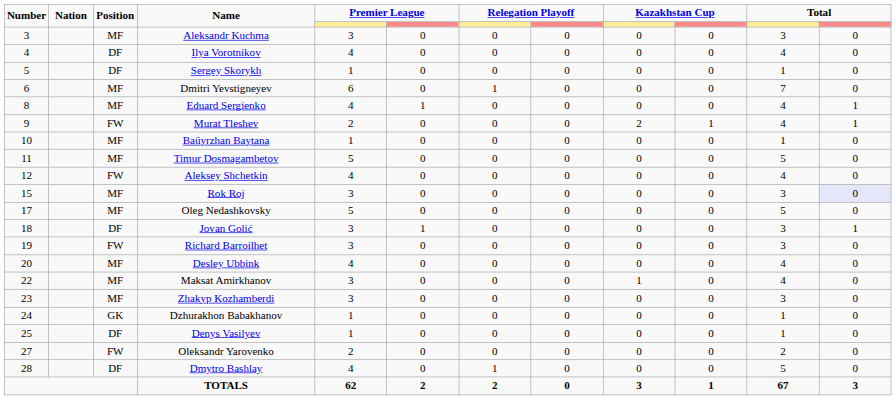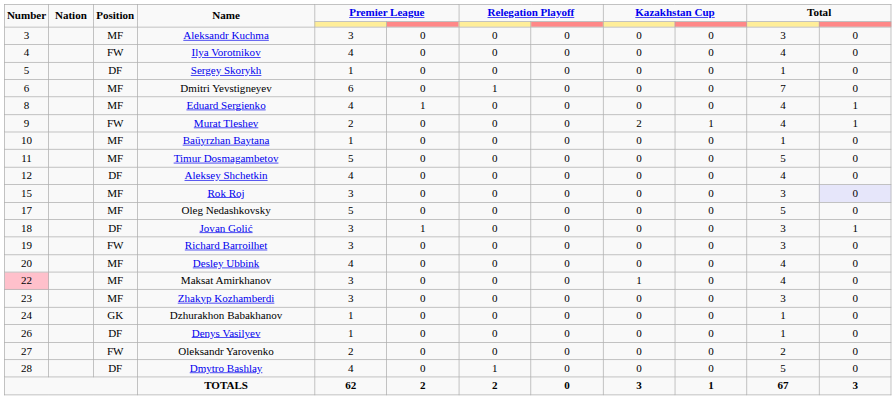(115, 53) DF -> (115, 53) FW
(115, 175) FW -> (115, 175) DF
(27, 280) no background -> (27, 280) pink background
(27, 333) 25 -> (27, 333) 26
